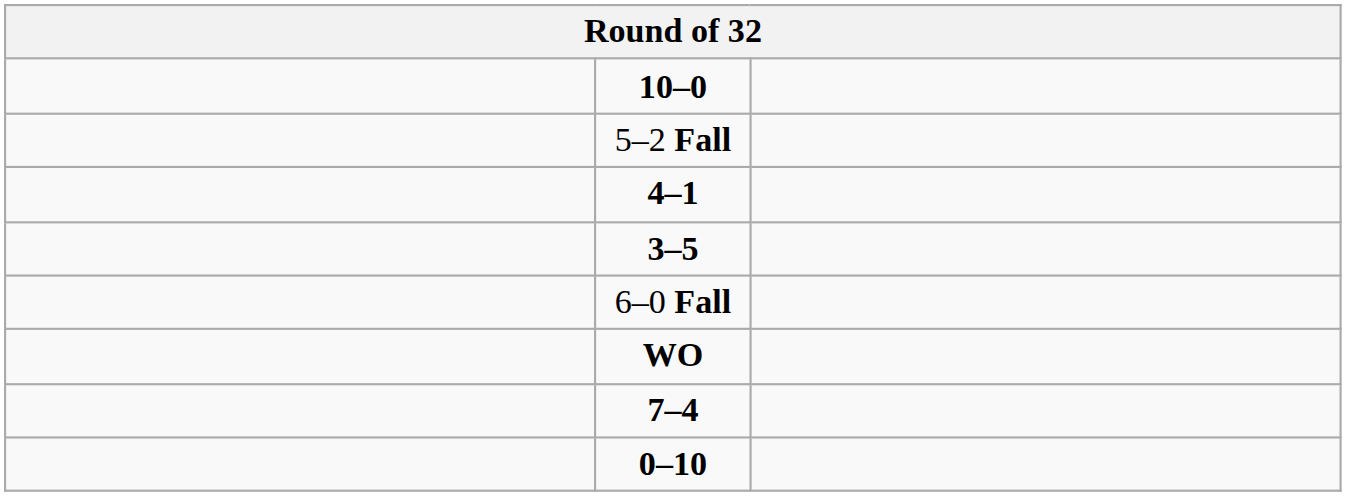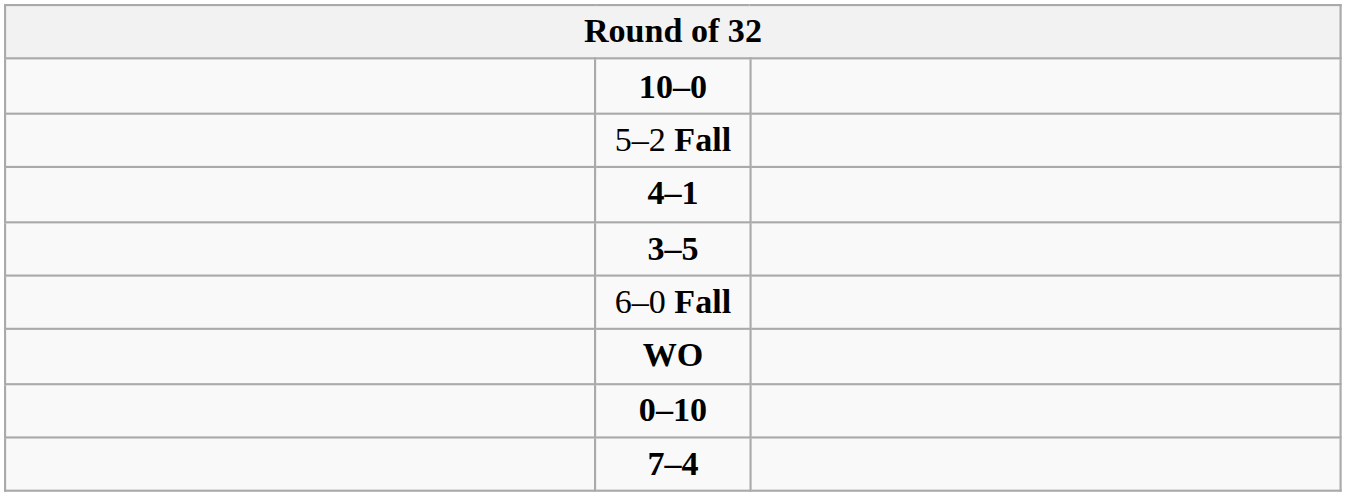rows swapped: (673, 463) <-> (673, 409)
